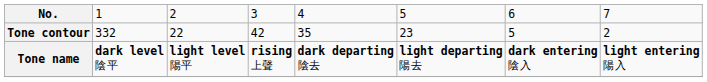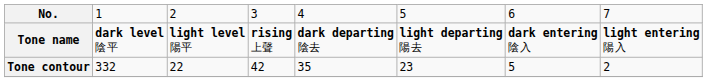rows swapped: (48, 59) <-> (48, 32)
